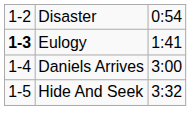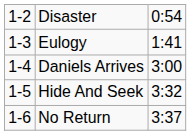(20, 42) bold -> (20, 42) normal
+ row: (74, 117)
